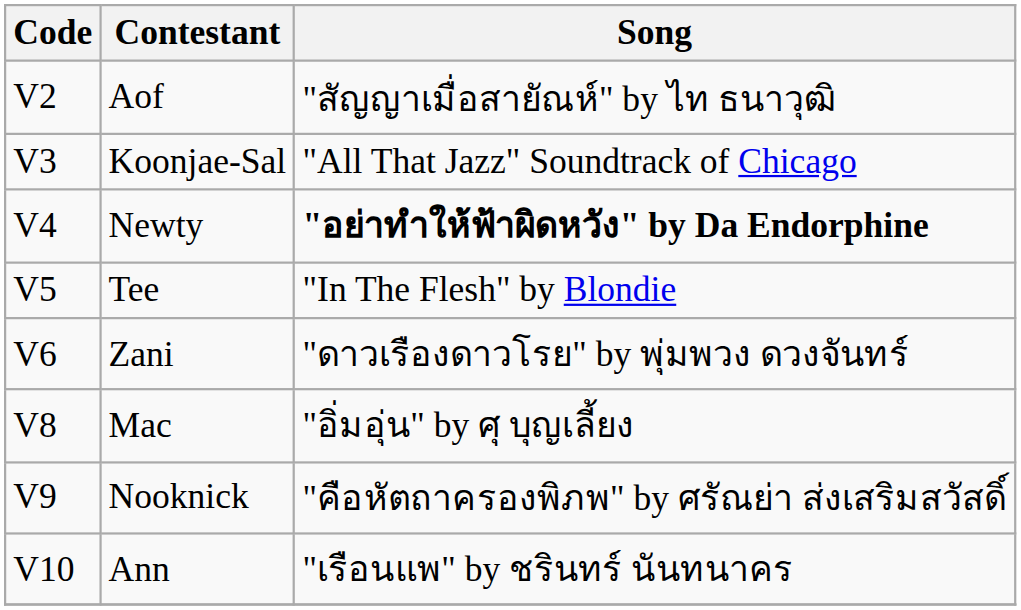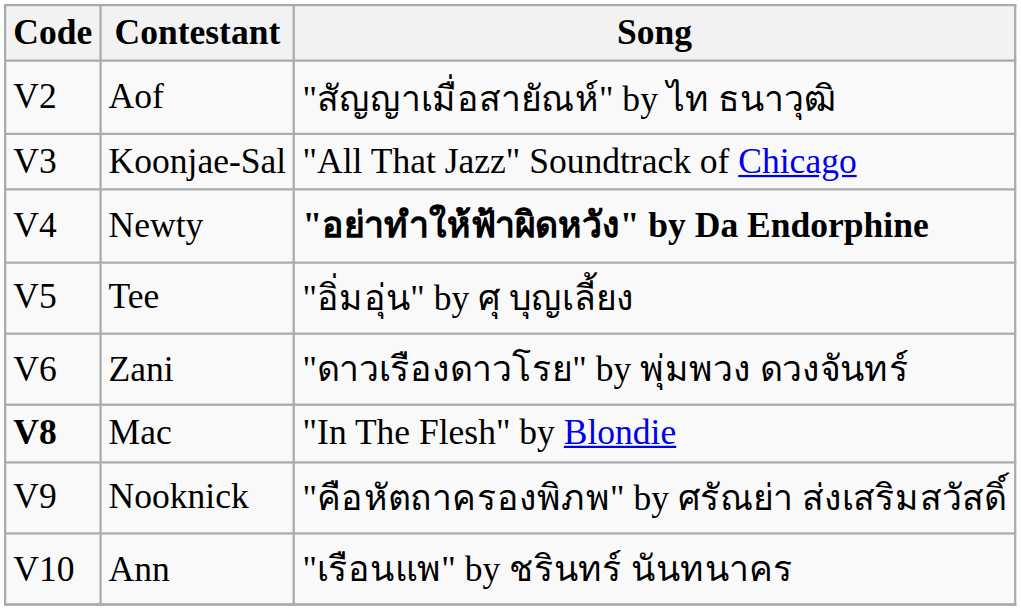(489, 289) "In The Flesh" by Blondie -> (468, 297) "อิ่มอุ่น" by ศุ บุญเลี้ยง
(35, 425) normal -> (35, 432) bold
(468, 426) "อิ่มอุ่น" by ศุ บุญเลี้ยง -> (489, 432) "In The Flesh" by Blondie
